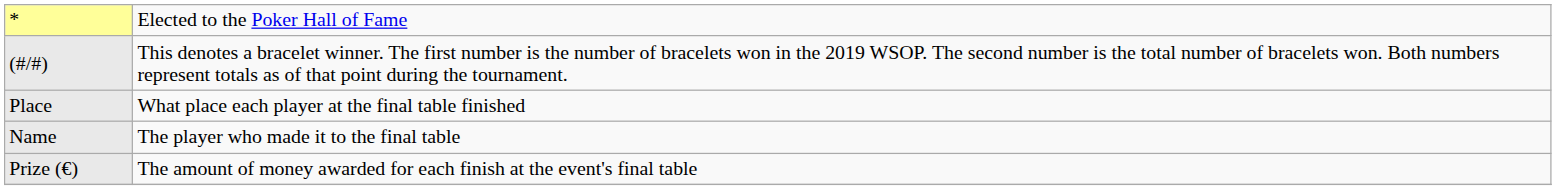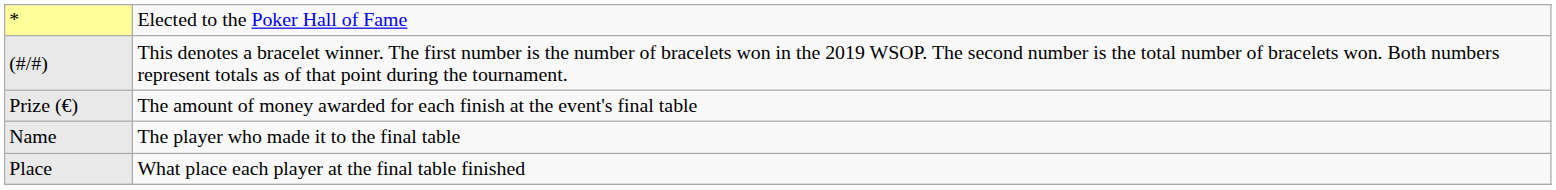rows swapped: (31, 105) <-> (44, 168)
